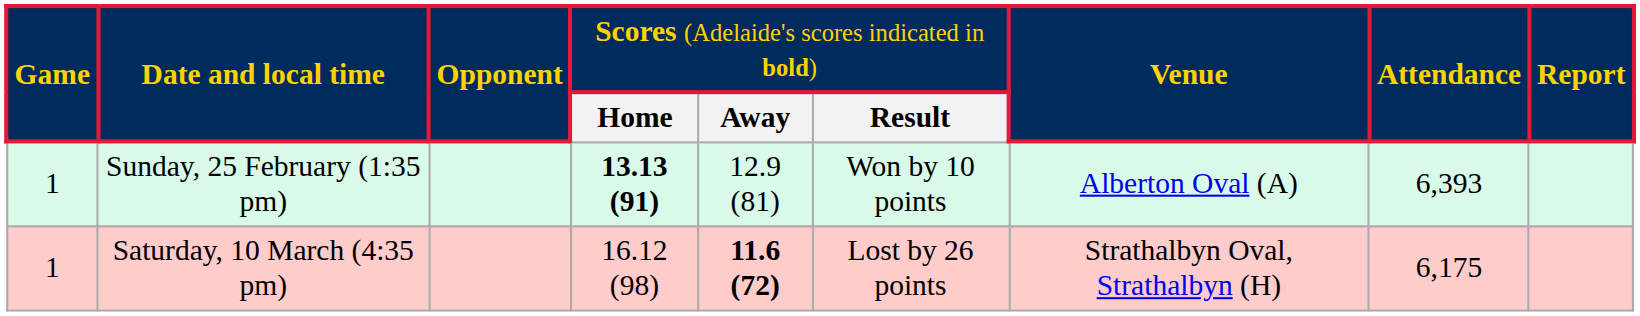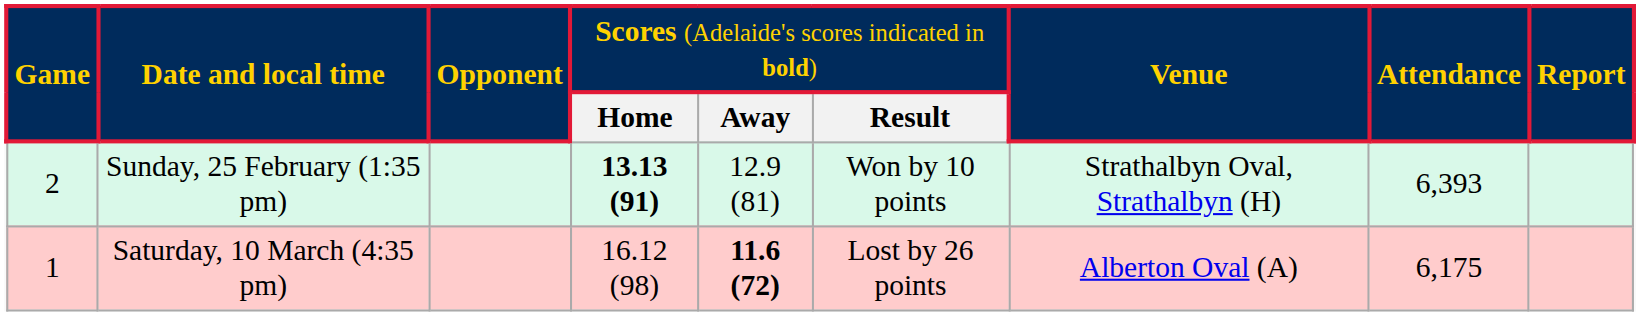(52, 184) 1 -> (52, 184) 2
(1189, 184) Alberton Oval (A) -> (1189, 184) Strathalbyn Oval, Strathalbyn (H)
(1189, 267) Strathalbyn Oval, Strathalbyn (H) -> (1189, 267) Alberton Oval (A)
